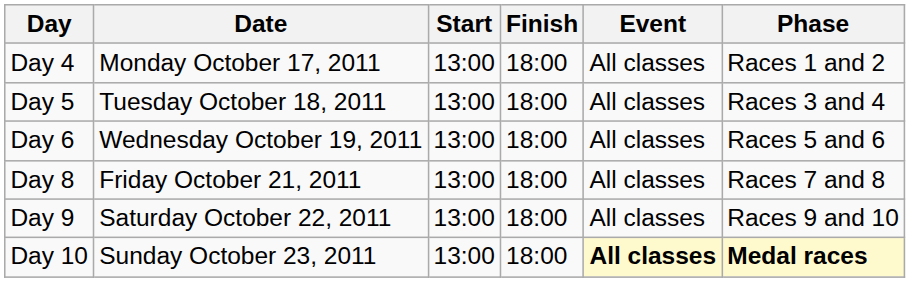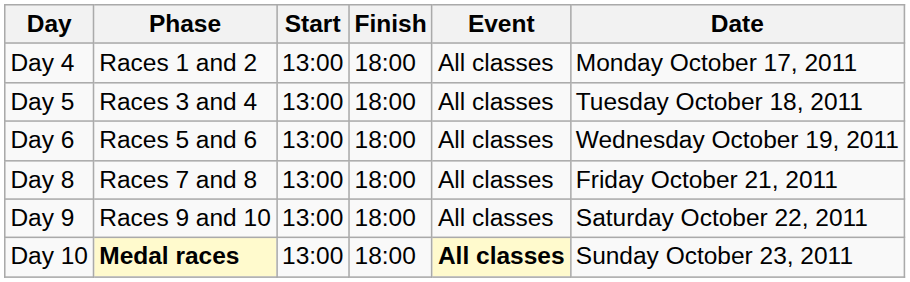columns swapped: (261, 23) <-> (813, 23)
